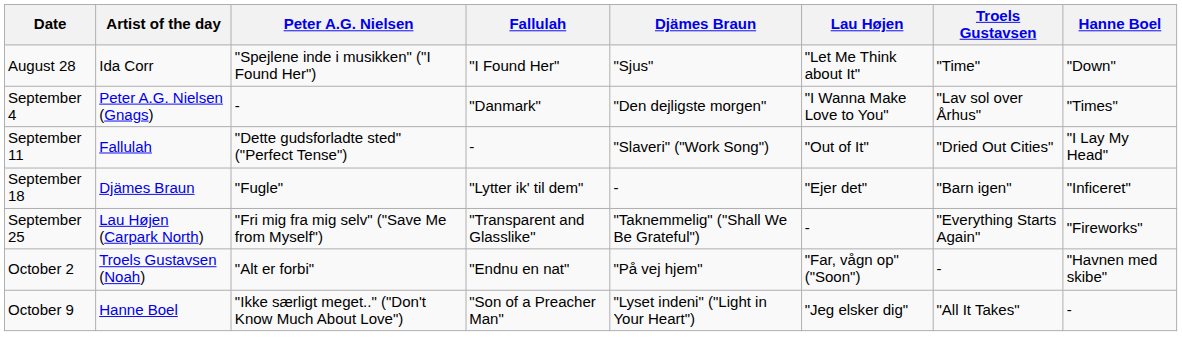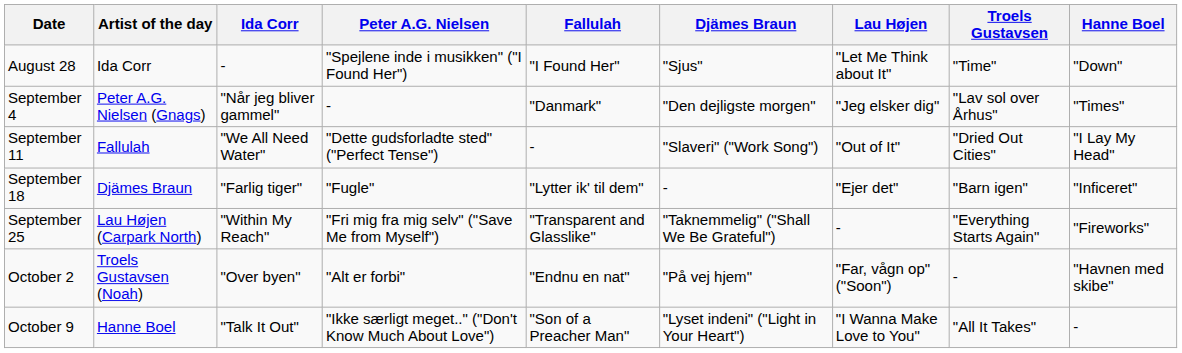+ column: (270, 24)
(856, 106) "I Wanna Make Love to You" -> (888, 106) "Jeg elsker dig"
(856, 310) "Jeg elsker dig" -> (887, 327) "I Wanna Make Love to You"
